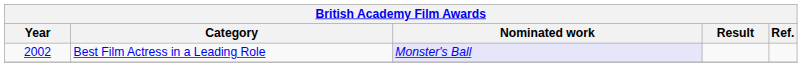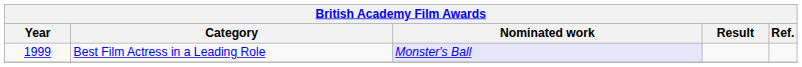(38, 52) 2002 -> (38, 52) 1999
